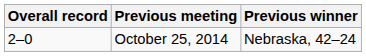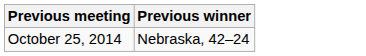- column: (58, 16)
